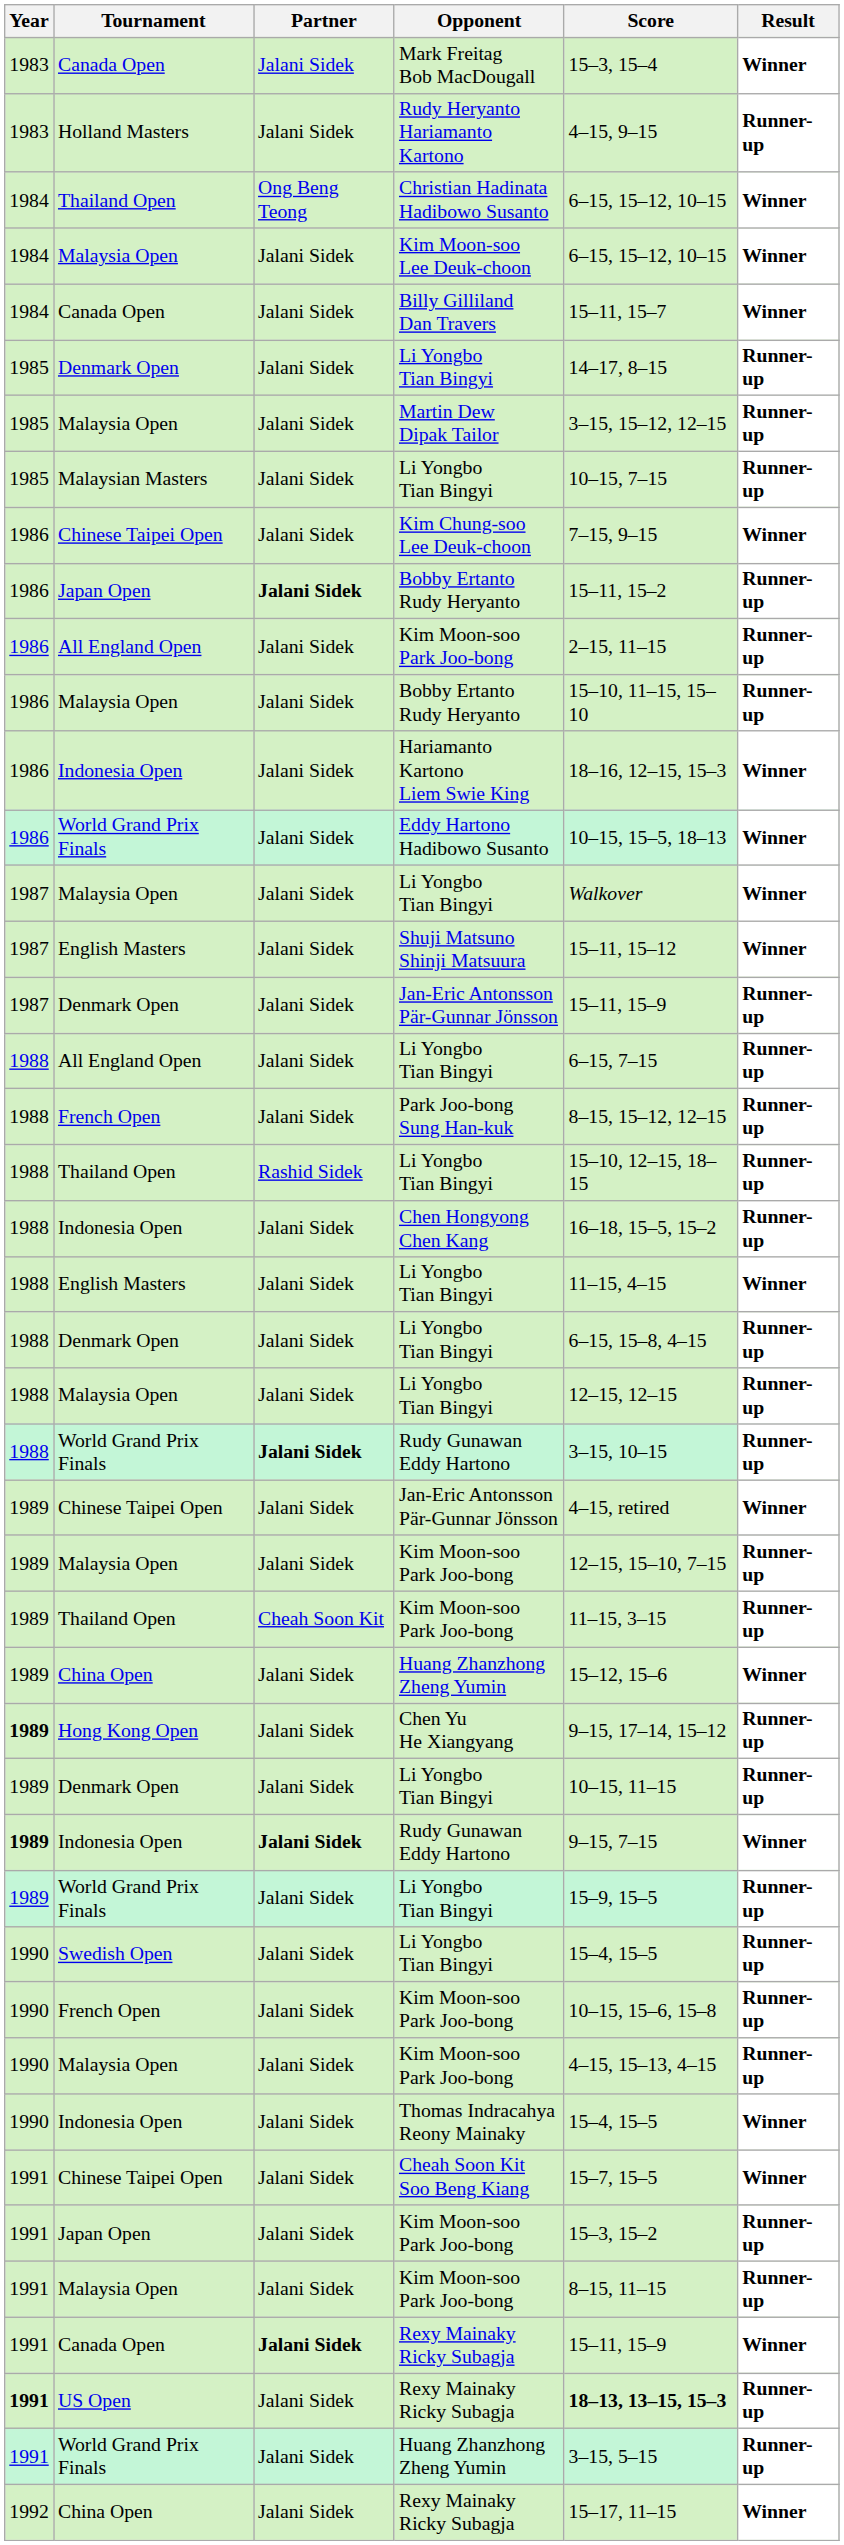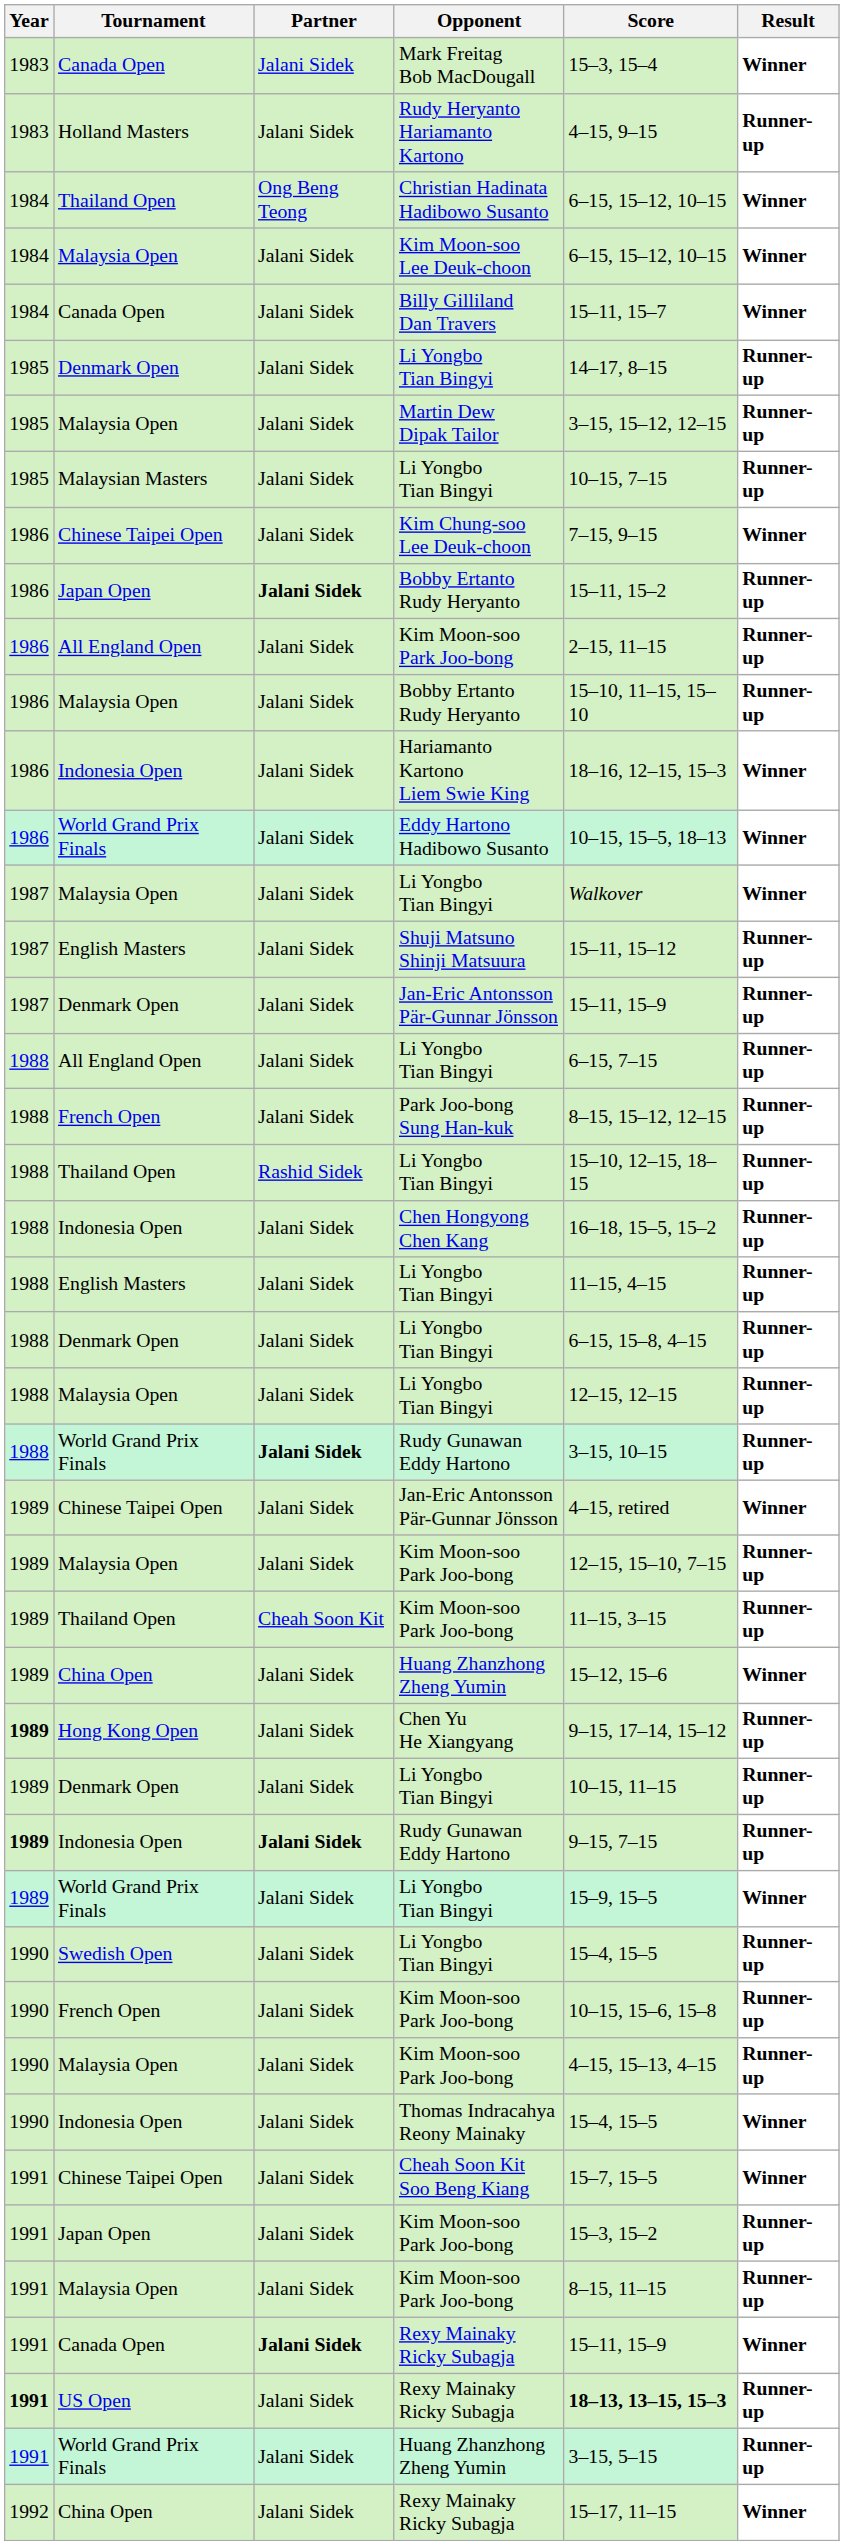(774, 949) Winner -> (777, 949) Runner-up
(774, 1284) Winner -> (777, 1284) Runner-up
(774, 1842) Winner -> (777, 1842) Runner-up
(777, 1898) Runner-up -> (774, 1898) Winner
